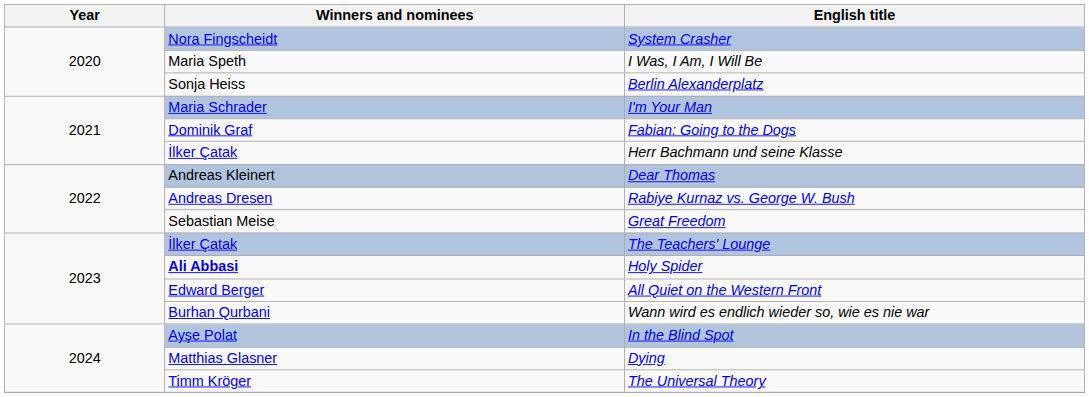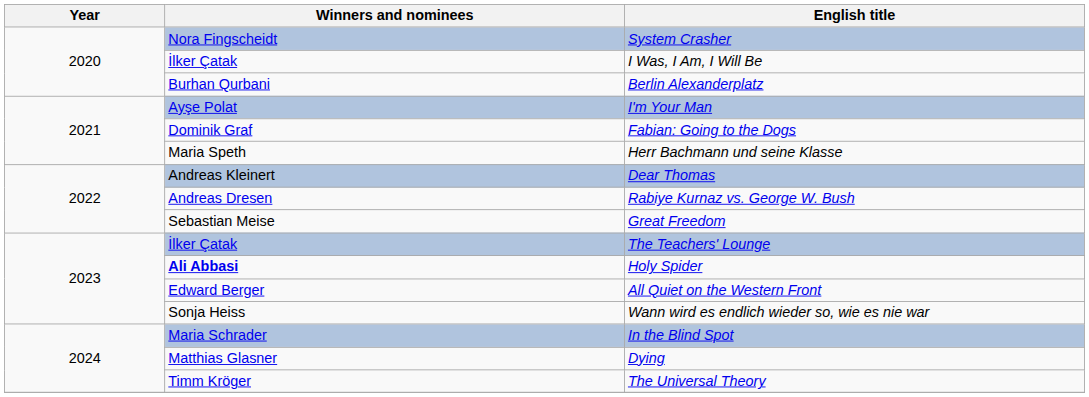(207, 61) Maria Speth -> (203, 61) İlker Çatak
(207, 84) Sonja Heiss -> (219, 84) Burhan Qurbani
(218, 107) Maria Schrader -> (203, 107) Ayşe Polat
(203, 152) İlker Çatak -> (207, 152) Maria Speth
(219, 312) Burhan Qurbani -> (207, 312) Sonja Heiss
(203, 335) Ayşe Polat -> (218, 335) Maria Schrader
